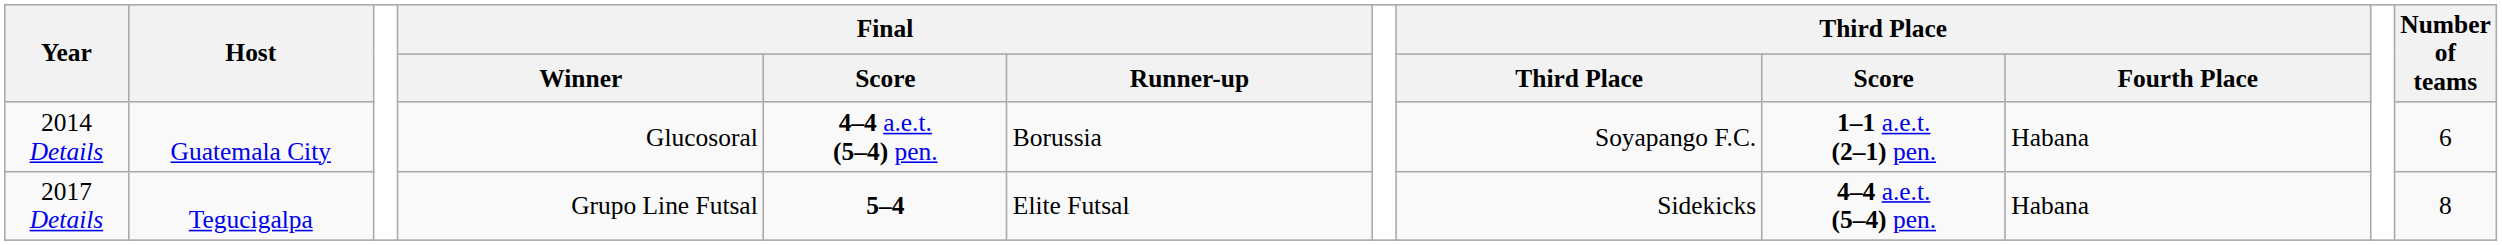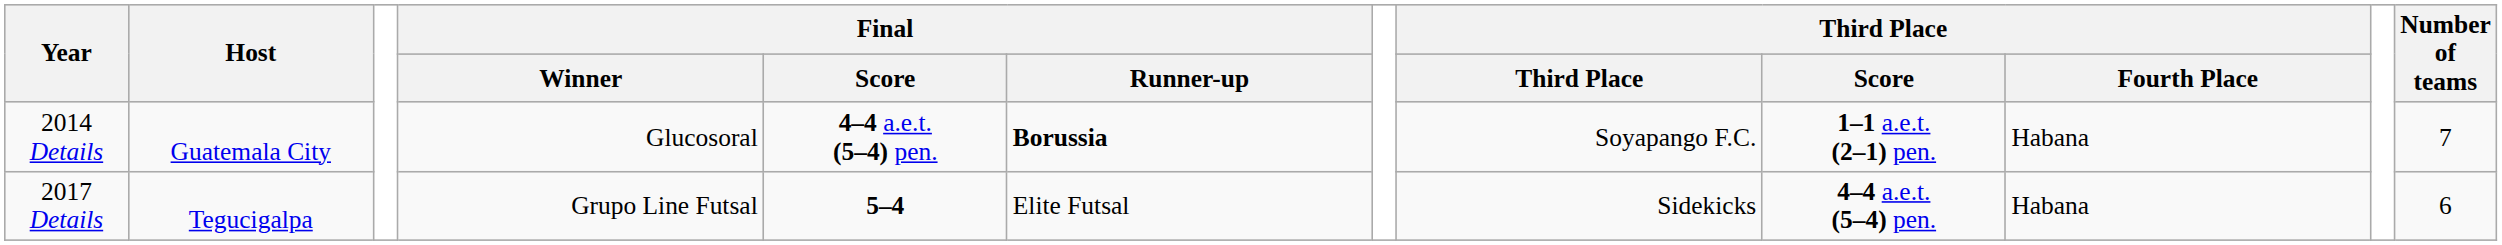(1057, 136) normal -> (1060, 136) bold
(2445, 136) 6 -> (2445, 136) 7
(2445, 205) 8 -> (2445, 205) 6
